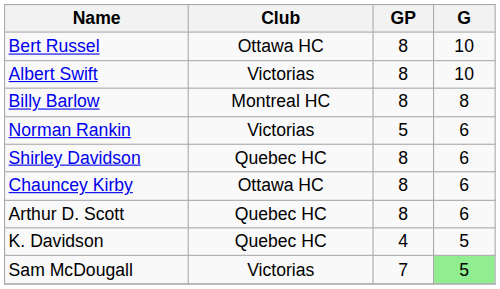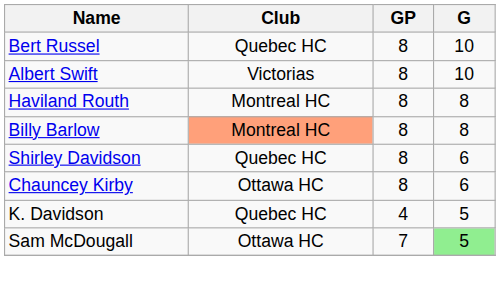(281, 46) Ottawa HC -> (281, 46) Quebec HC
+ row: (69, 102)
(281, 102) no background -> (281, 130) lightsalmon background
- row: (70, 130)
- row: (66, 213)
(281, 269) Victorias -> (281, 241) Ottawa HC
